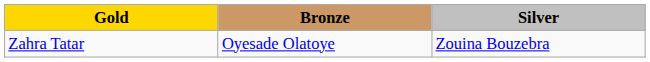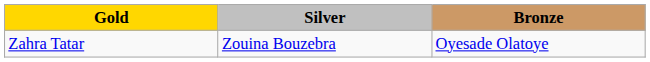columns swapped: (539, 17) <-> (325, 17)
